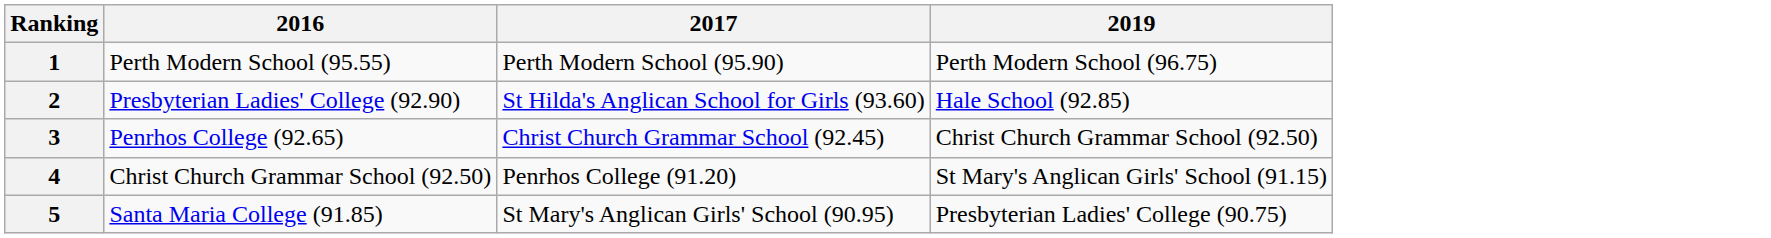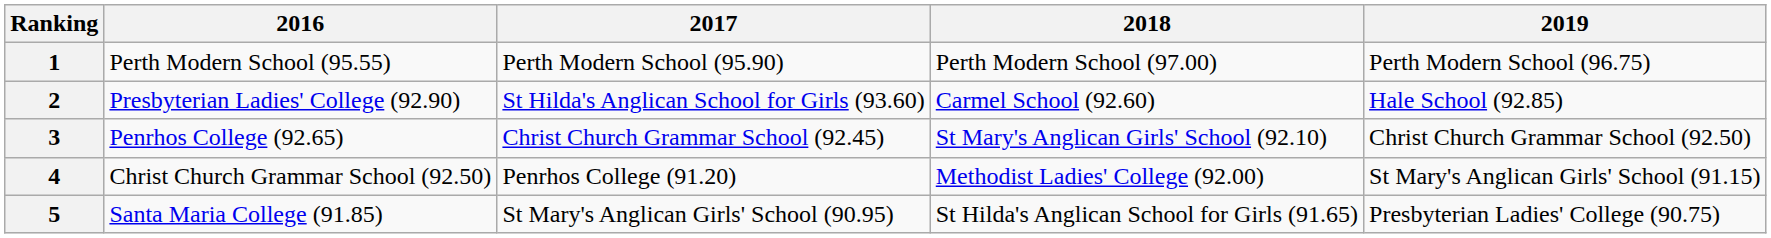+ column: (1147, 23)
